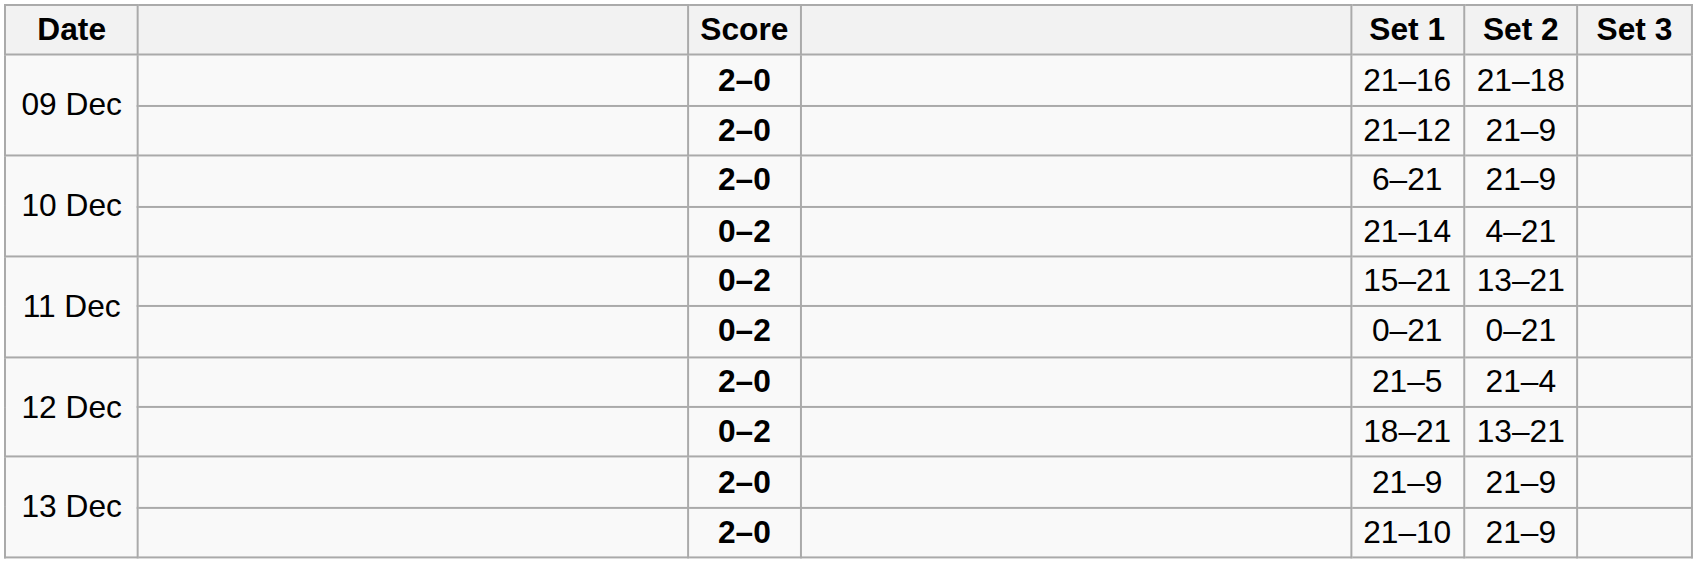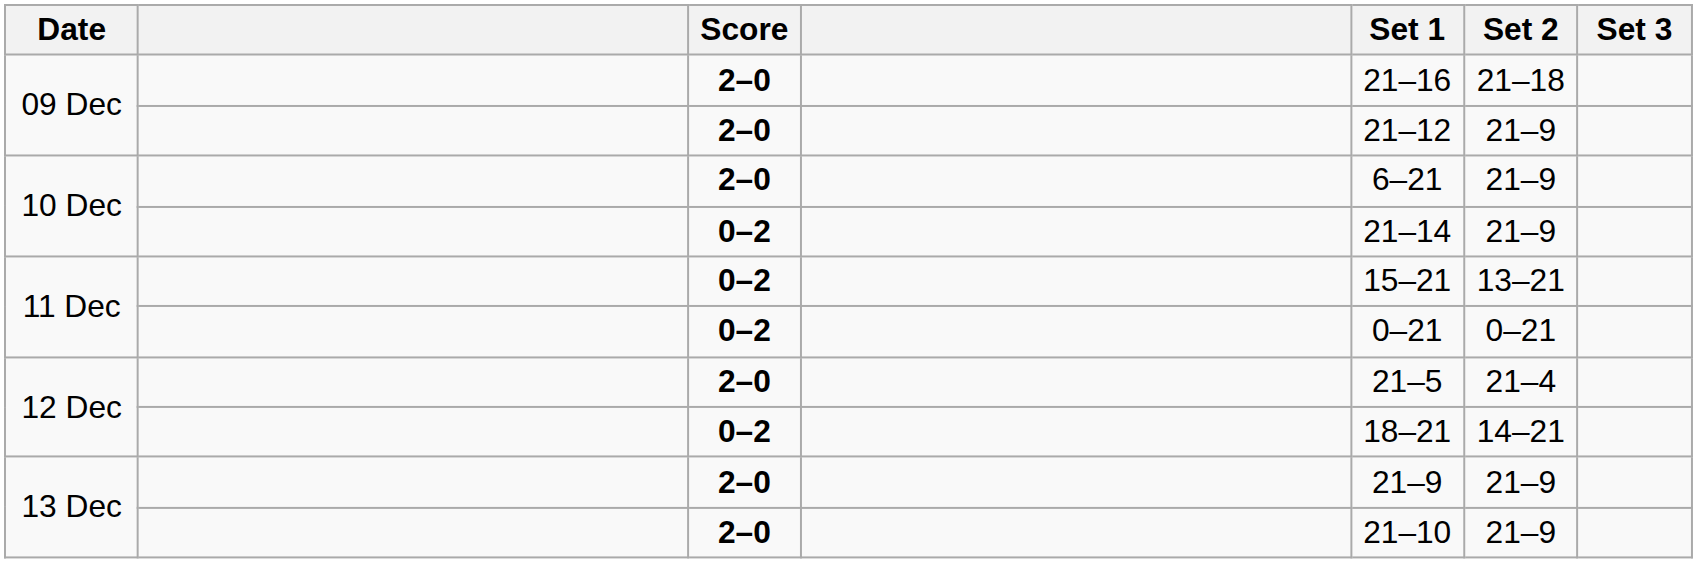(1521, 230) 4–21 -> (1521, 230) 21–9
(1521, 431) 13–21 -> (1521, 431) 14–21
